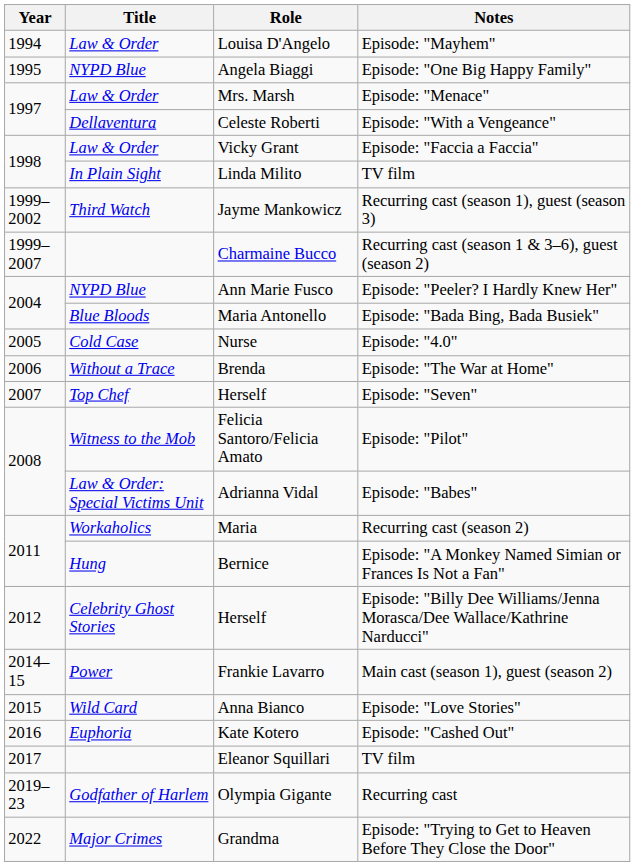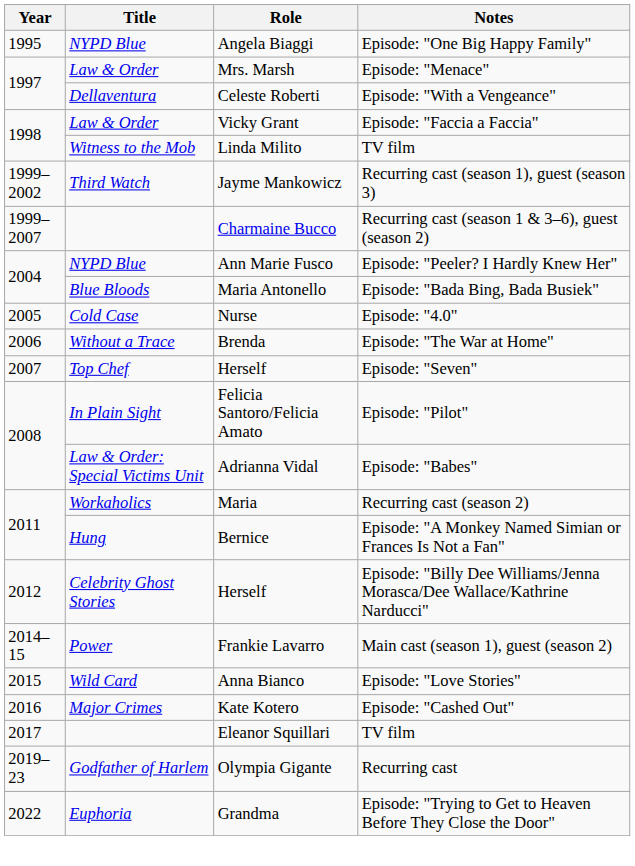- row: (274, 43)
(115, 174) In Plain Sight -> (132, 148) Witness to the Mob
(132, 439) Witness to the Mob -> (115, 412) In Plain Sight
(100, 733) Euphoria -> (116, 707) Major Crimes
(116, 839) Major Crimes -> (100, 813) Euphoria
